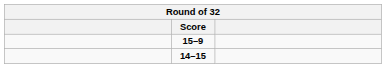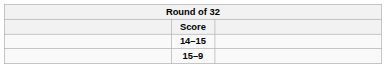rows swapped: (193, 56) <-> (193, 42)
